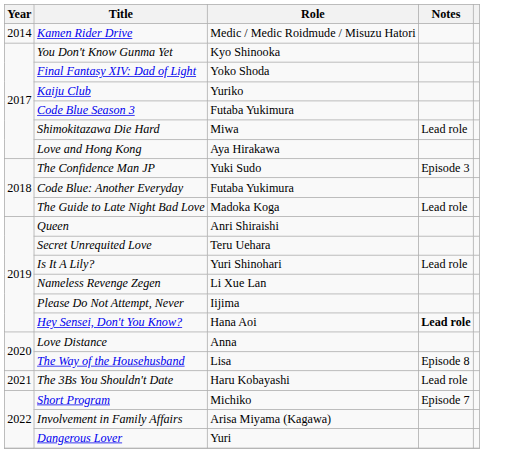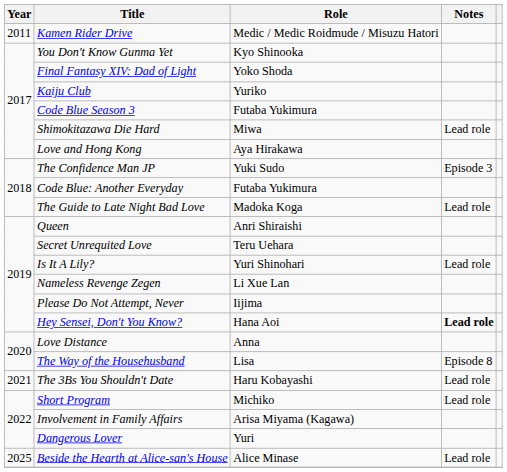(19, 33) 2014 -> (19, 33) 2011
(445, 399) Episode 7 -> (467, 399) Lead role
+ row: (132, 457)
